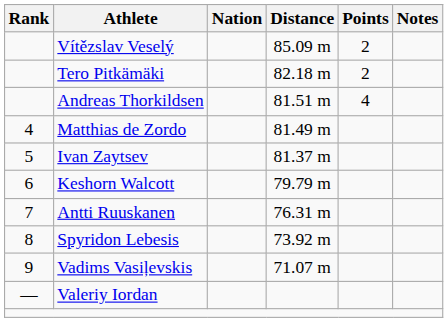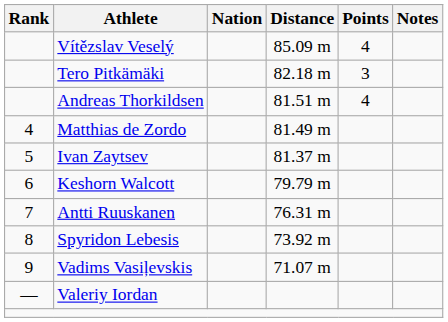(365, 45) 2 -> (365, 45) 4
(365, 73) 2 -> (365, 73) 3
